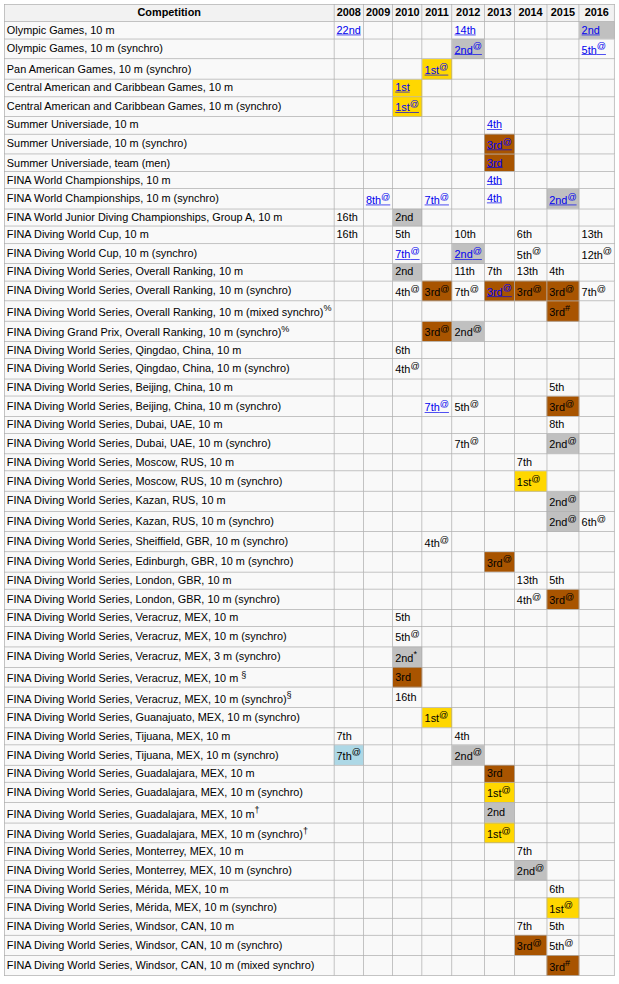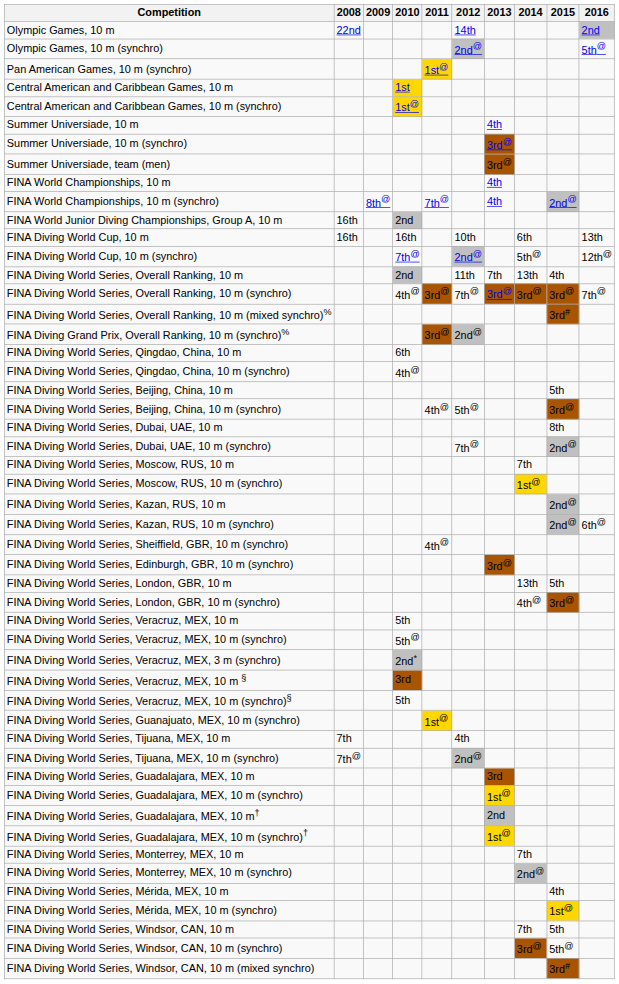(495, 162) 3rd -> (499, 164) 3rd@
(403, 234) 5th -> (406, 237) 16th
(437, 406) 7th@ -> (437, 409) 4th@
(406, 697) 16th -> (403, 700) 5th
(349, 755) lightblue background -> (349, 758) no background
(557, 889) 6th -> (557, 892) 4th
